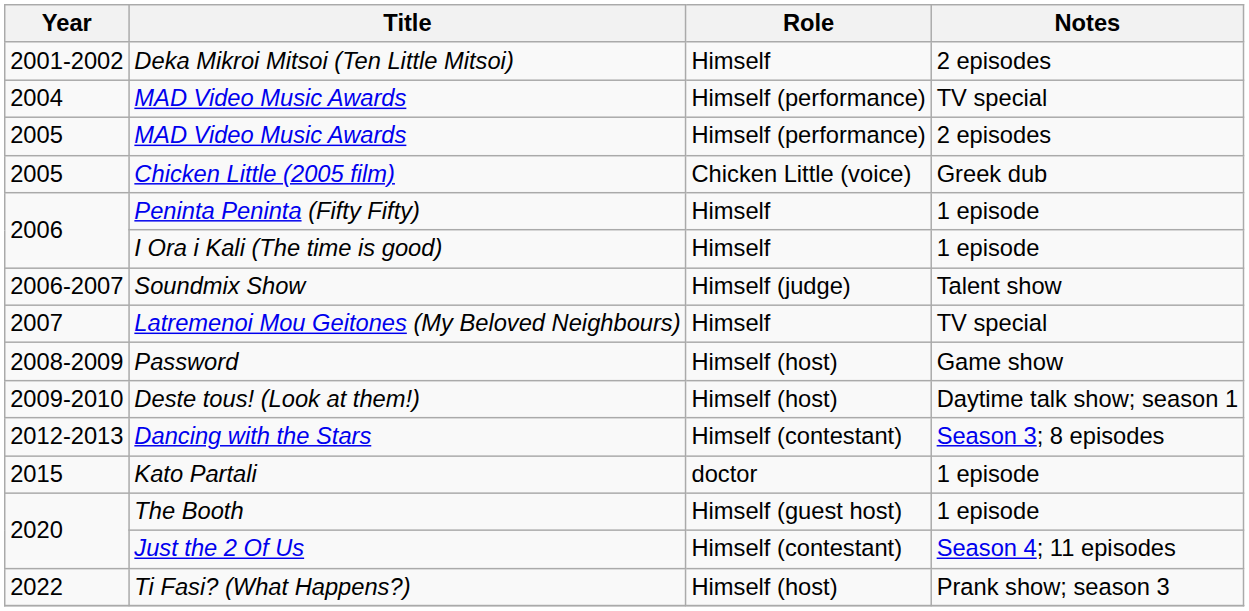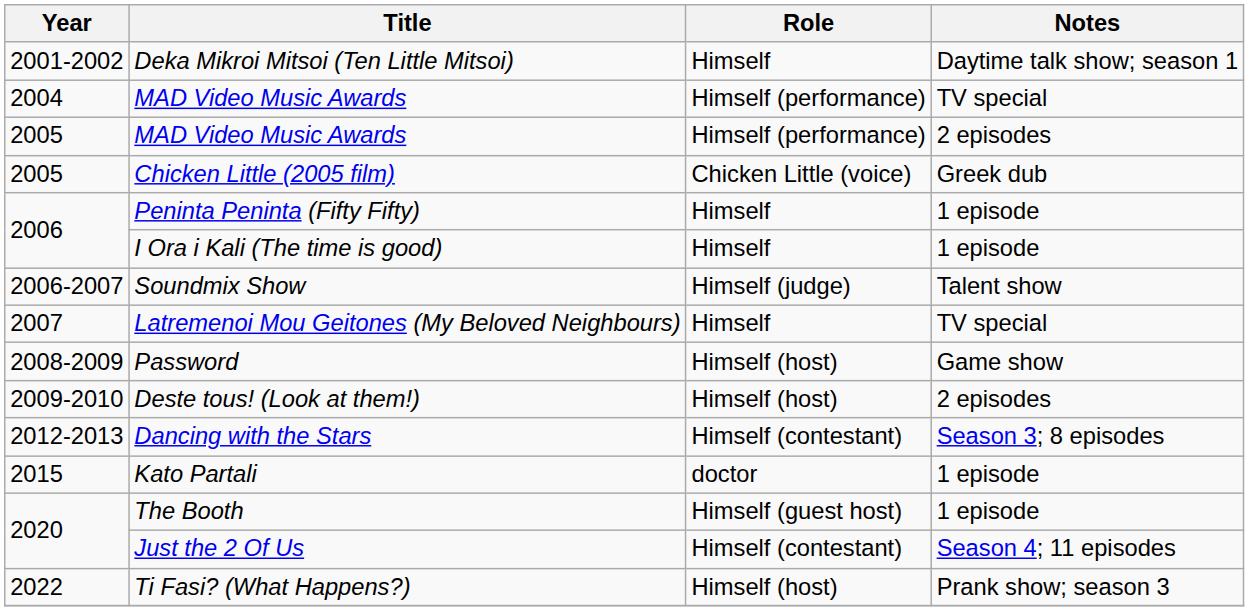(994, 60) 2 episodes -> (1087, 60) Daytime talk show; season 1
(1087, 398) Daytime talk show; season 1 -> (994, 398) 2 episodes
